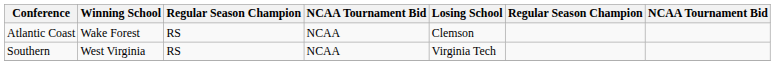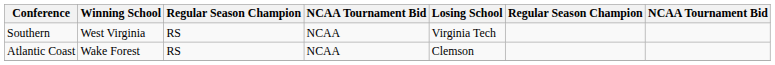rows swapped: (41, 32) <-> (28, 51)
